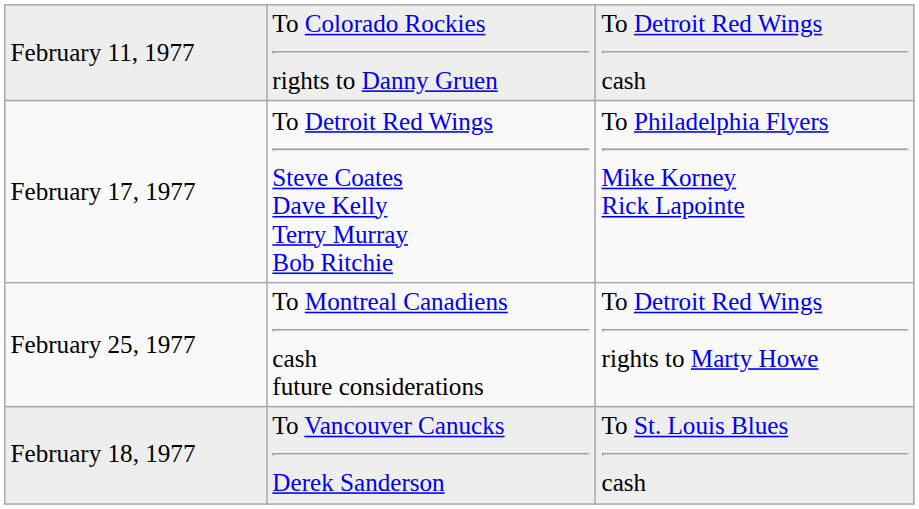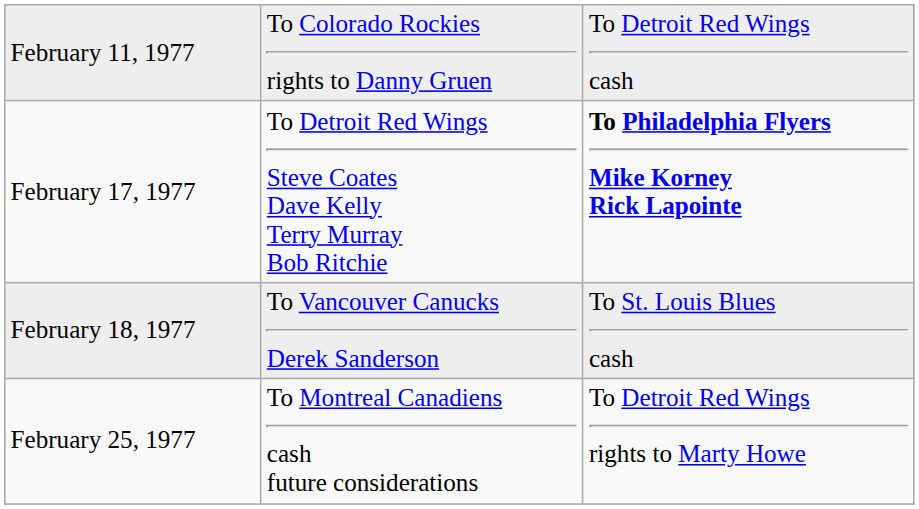(755, 163) normal -> (748, 163) bold
rows swapped: (103, 454) <-> (103, 344)
